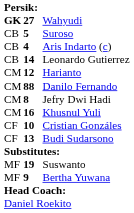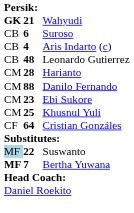(29, 20) 27 -> (29, 20) 21
(26, 33) 5 -> (26, 33) 6
(29, 60) 14 -> (29, 60) 48
(29, 73) 12 -> (29, 73) 28
- row: (77, 99)
+ row: (67, 99)
(29, 112) 16 -> (29, 112) 25
(29, 125) 10 -> (29, 125) 64
- row: (78, 138)
(12, 164) no background -> (12, 151) lightblue background
(29, 164) 19 -> (29, 151) 22
(12, 177) normal -> (13, 164) bold
(26, 177) 9 -> (26, 164) 7
